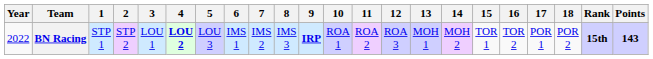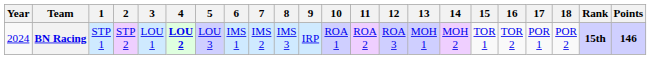(18, 38) 2022 -> (18, 38) 2024
(311, 38) bold -> (310, 38) normal
(630, 38) 143 -> (628, 38) 146
